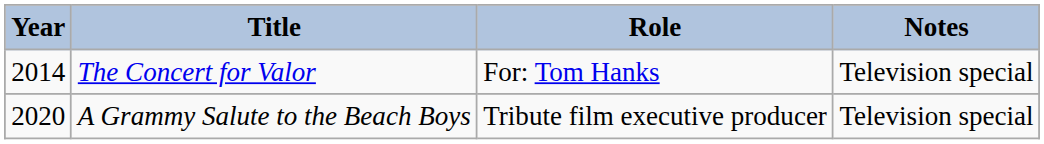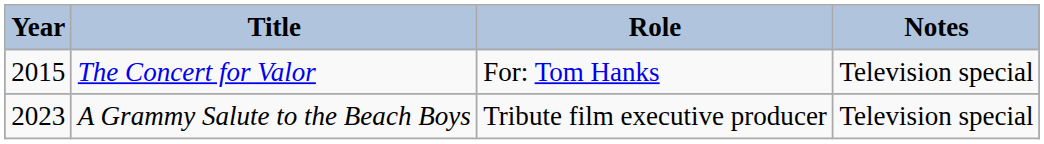(38, 71) 2014 -> (38, 71) 2015
(38, 116) 2020 -> (38, 116) 2023
